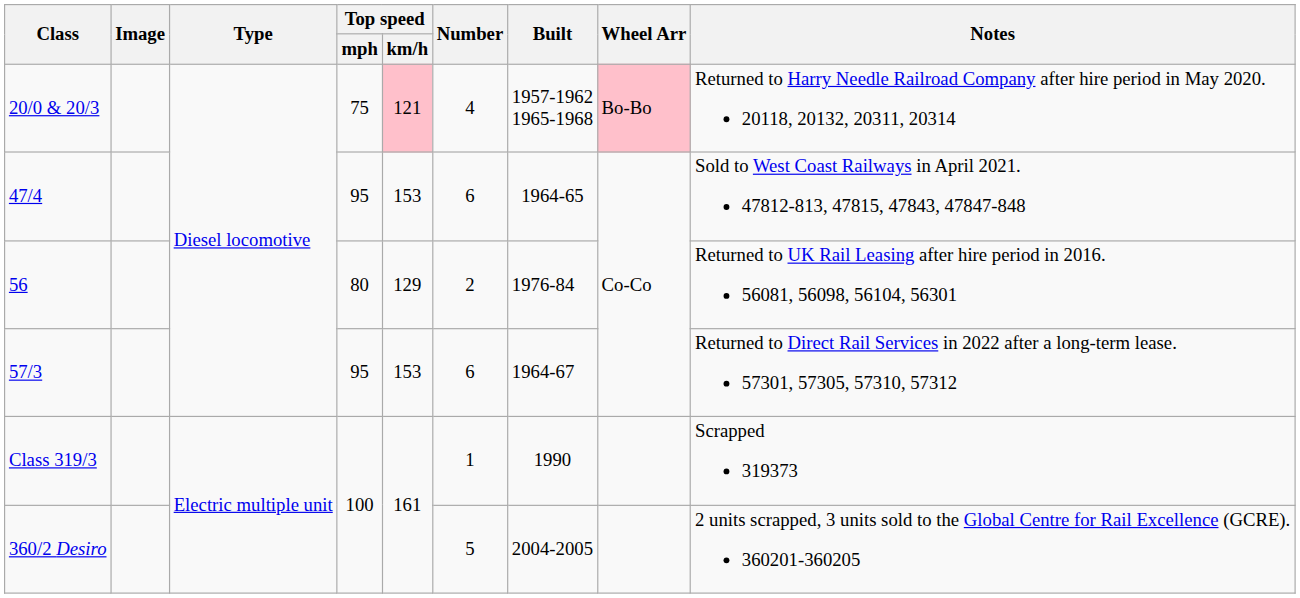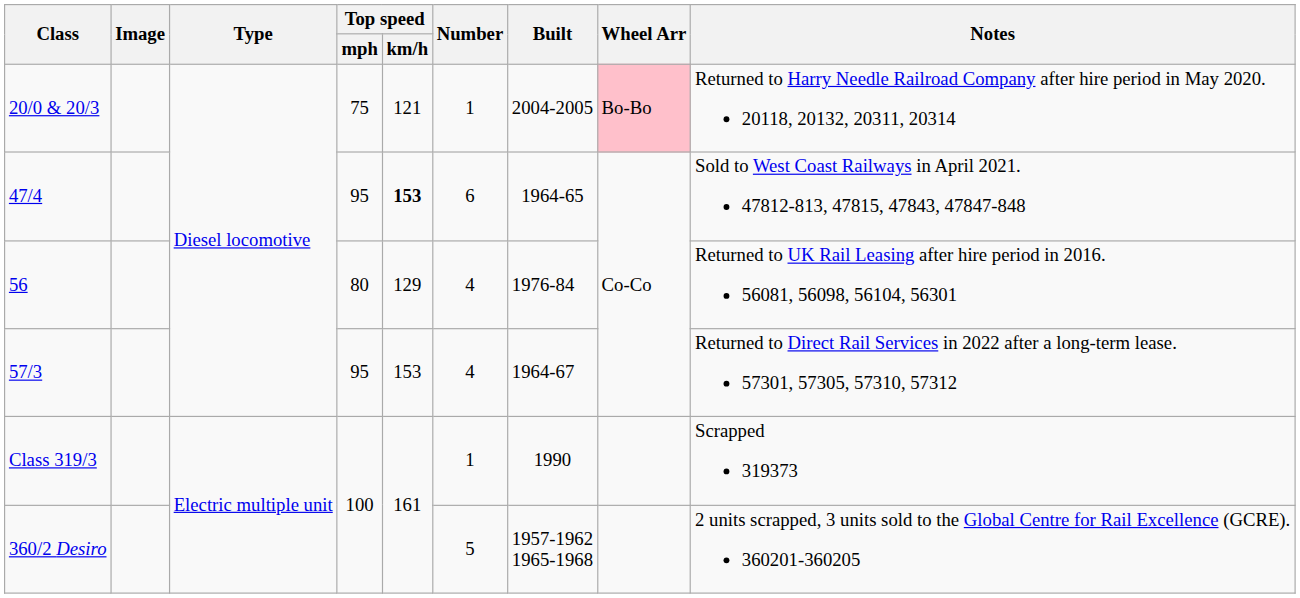(407, 107) pink background -> (407, 107) no background
(470, 107) 4 -> (470, 107) 1
(552, 107) 1957-1962 1965-1968 -> (552, 107) 2004-2005
(407, 196) normal -> (407, 196) bold
(470, 284) 2 -> (470, 284) 4
(470, 372) 6 -> (470, 372) 4
(552, 548) 2004-2005 -> (552, 548) 1957-1962 1965-1968
